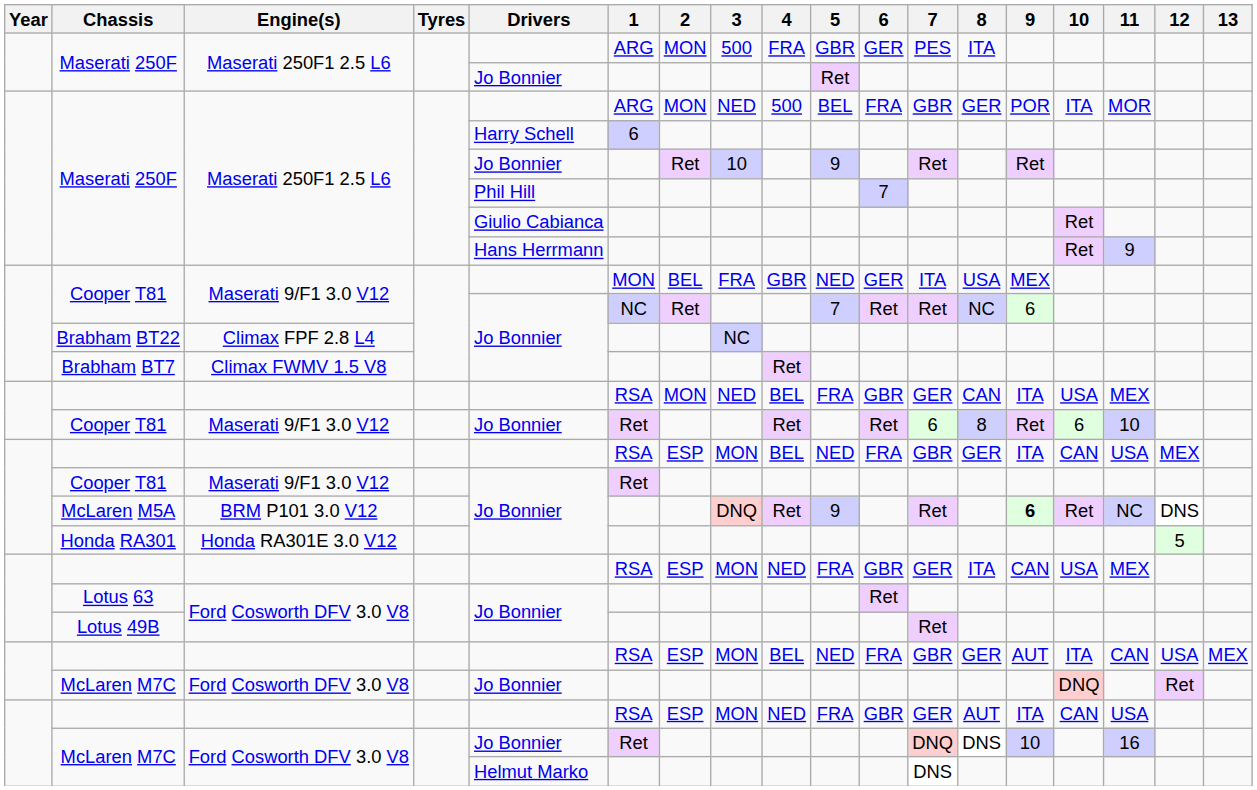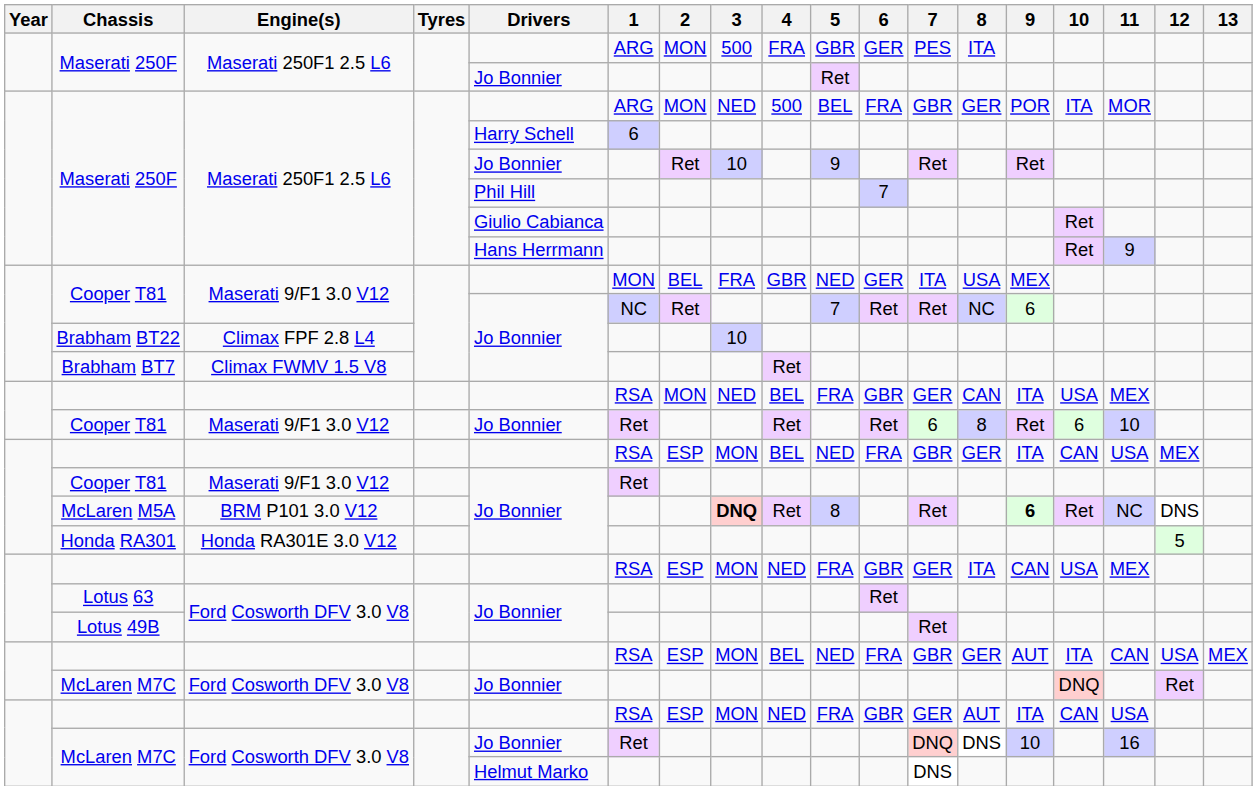(737, 337) NC -> (737, 337) 10
(737, 511) normal -> (737, 511) bold
(835, 511) 9 -> (835, 511) 8
